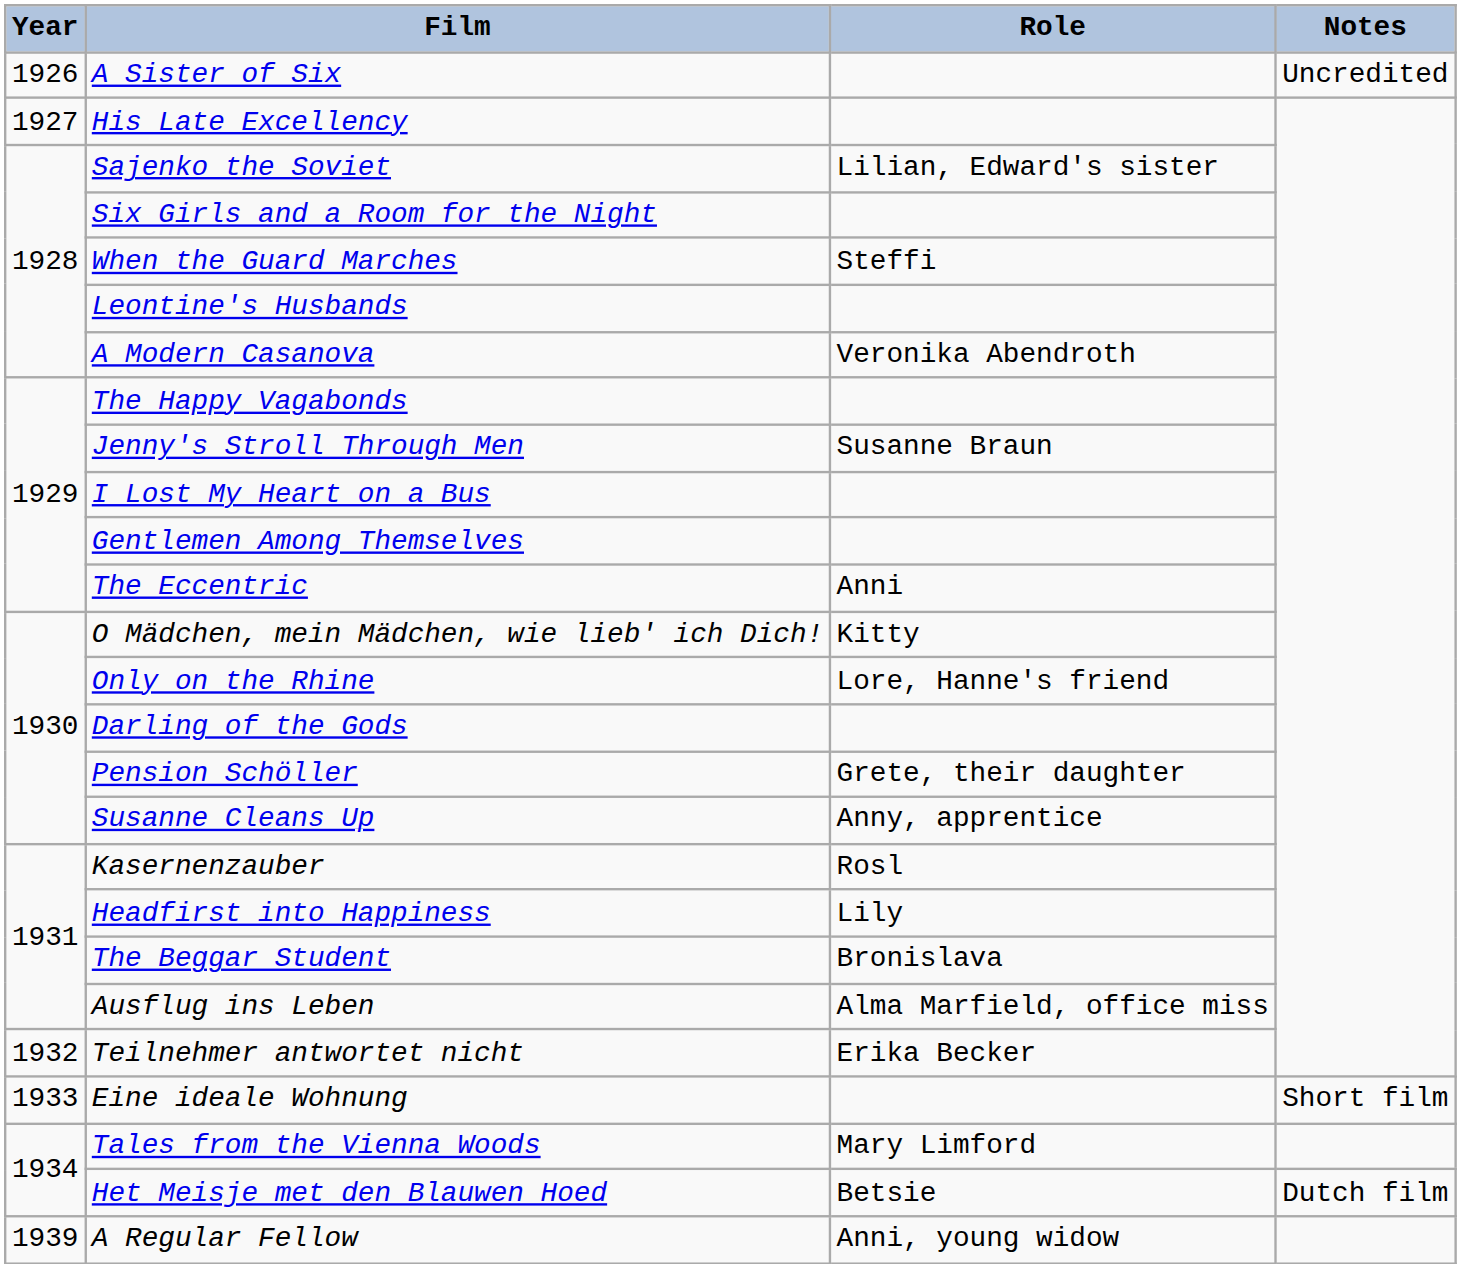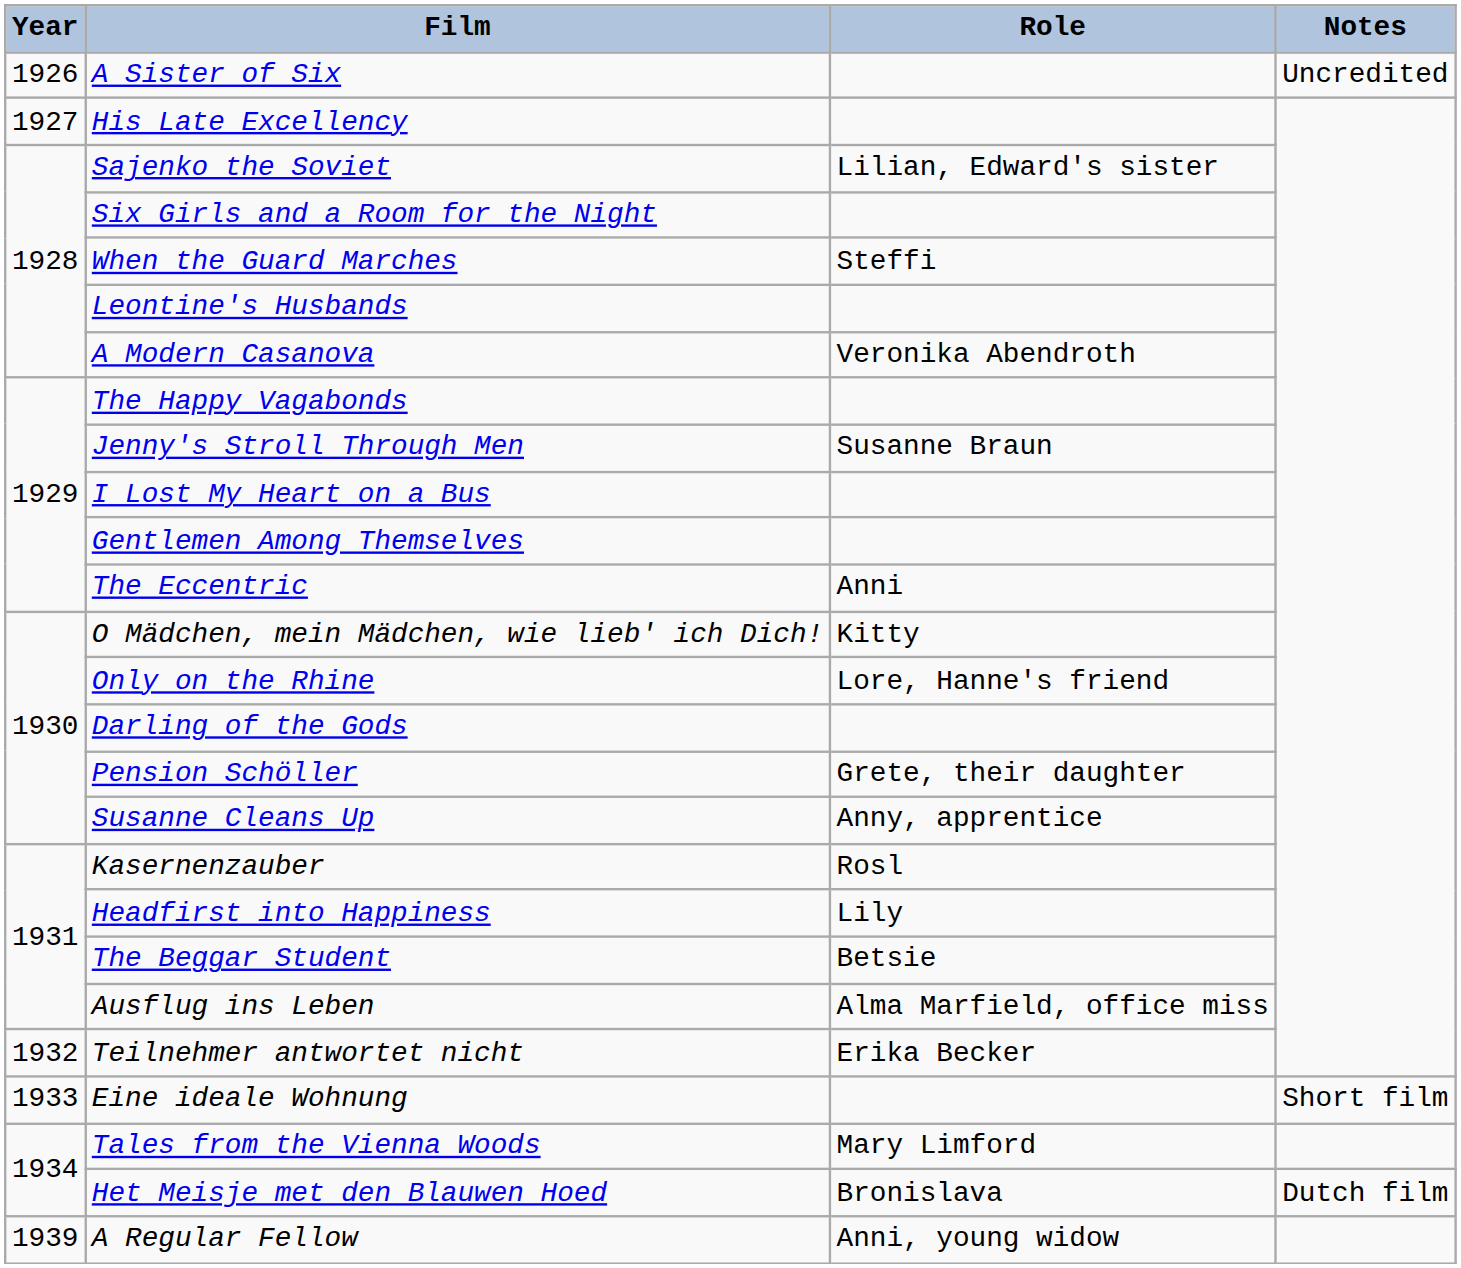(920, 960) Bronislava -> (886, 960) Betsie
(886, 1193) Betsie -> (920, 1193) Bronislava
